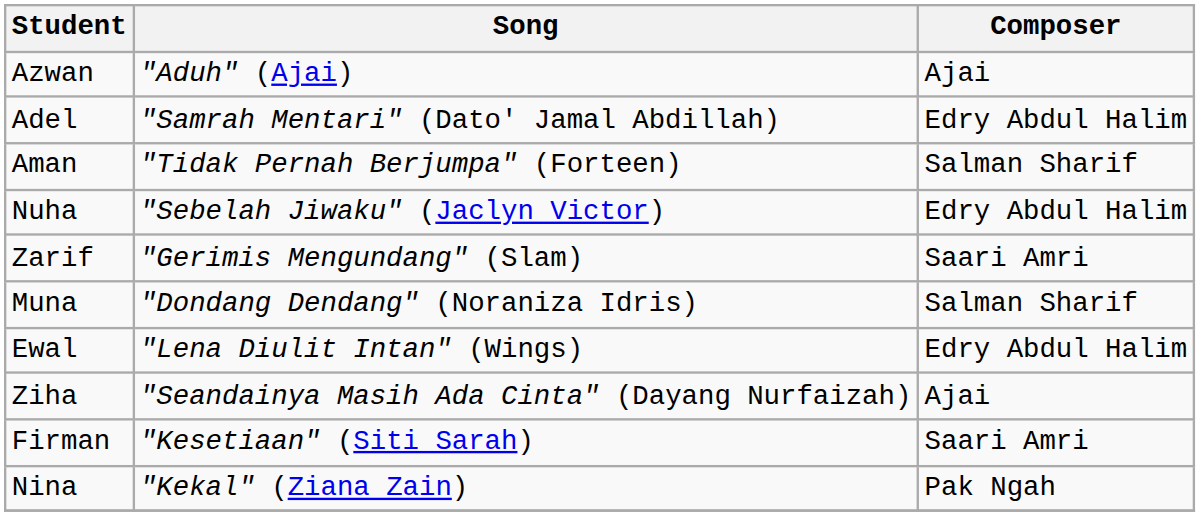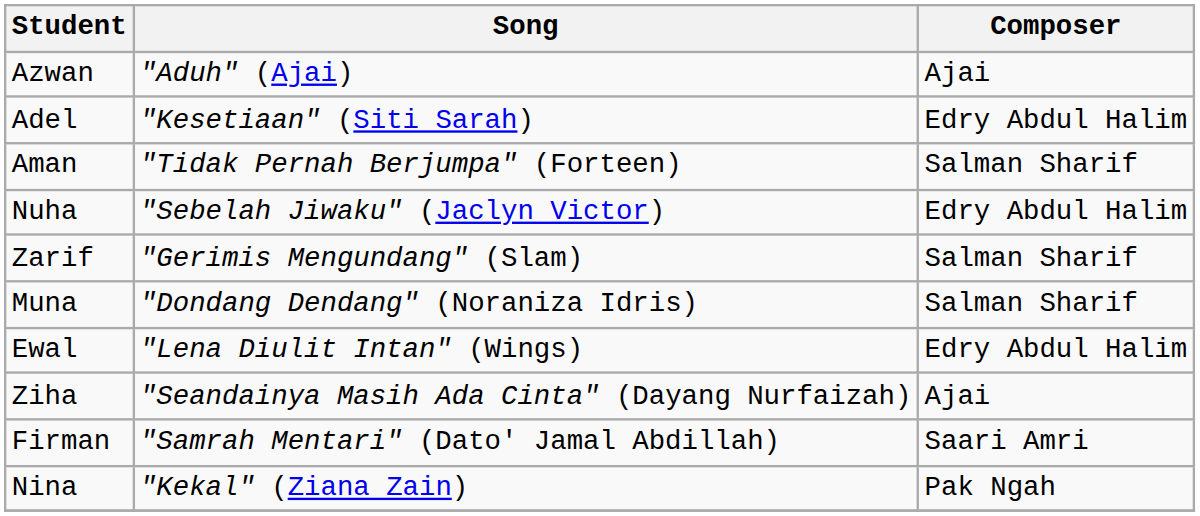(460, 120) "Samrah Mentari" (Dato' Jamal Abdillah) -> (337, 120) "Kesetiaan" (Siti Sarah)
(1007, 258) Saari Amri -> (1031, 258) Salman Sharif
(337, 442) "Kesetiaan" (Siti Sarah) -> (460, 442) "Samrah Mentari" (Dato' Jamal Abdillah)
